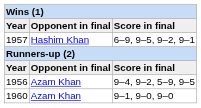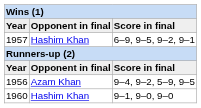(56, 96) Azam Khan -> (60, 96) Hashim Khan
